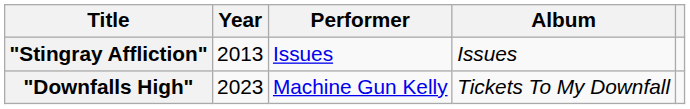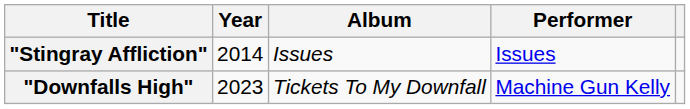columns swapped: (360, 20) <-> (564, 20)
(240, 53) 2013 -> (240, 53) 2014
